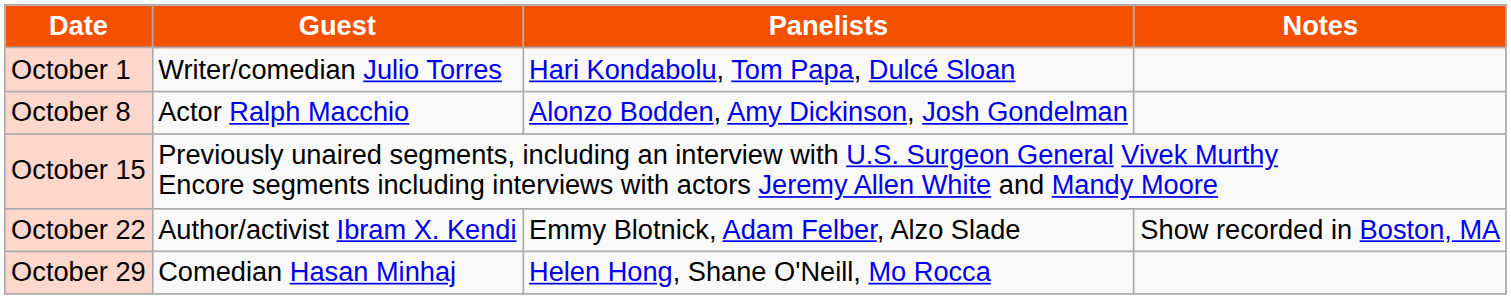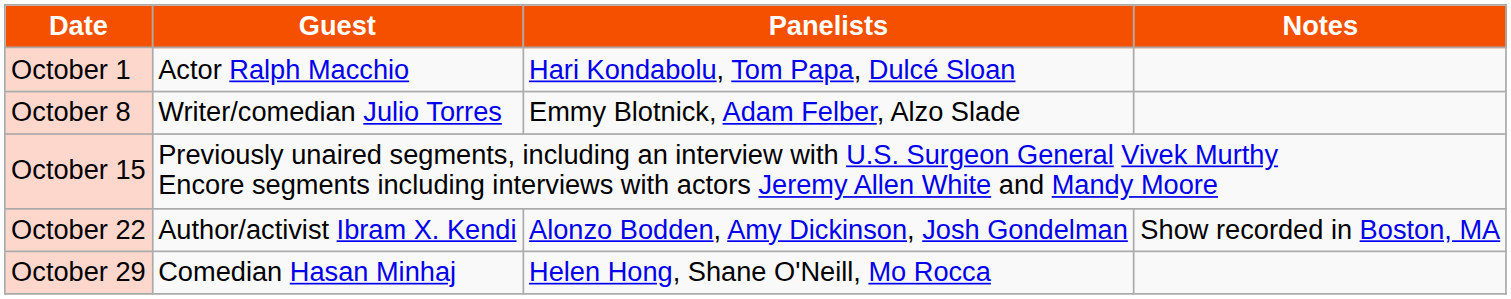(330, 69) Writer/comedian Julio Torres -> (284, 69) Actor Ralph Macchio
(284, 112) Actor Ralph Macchio -> (330, 112) Writer/comedian Julio Torres
(828, 112) Alonzo Bodden, Amy Dickinson, Josh Gondelman -> (775, 112) Emmy Blotnick, Adam Felber, Alzo Slade
(775, 229) Emmy Blotnick, Adam Felber, Alzo Slade -> (828, 229) Alonzo Bodden, Amy Dickinson, Josh Gondelman
